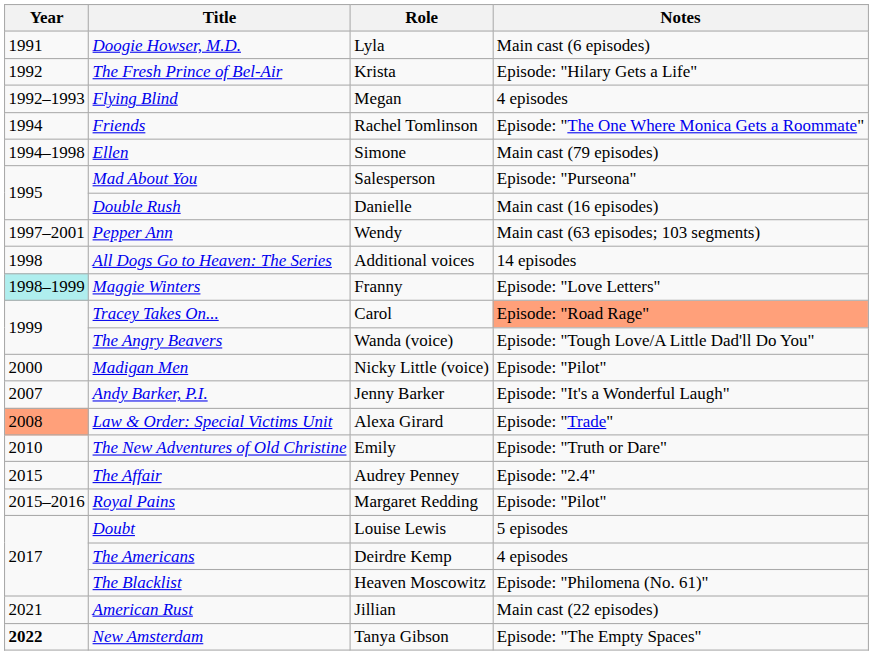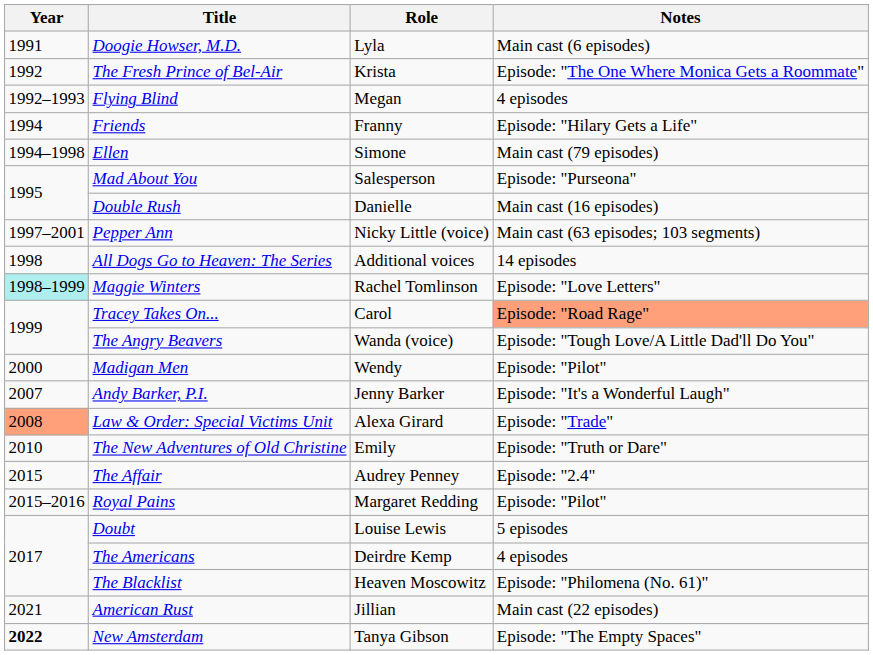(597, 71) Episode: "Hilary Gets a Life" -> (680, 71) Episode: "The One Where Monica Gets a Roommate"
(416, 125) Rachel Tomlinson -> (378, 125) Franny
(680, 125) Episode: "The One Where Monica Gets a Roommate" -> (597, 125) Episode: "Hilary Gets a Life"
(378, 233) Wendy -> (422, 233) Nicky Little (voice)
(378, 286) Franny -> (416, 286) Rachel Tomlinson
(422, 367) Nicky Little (voice) -> (378, 367) Wendy
